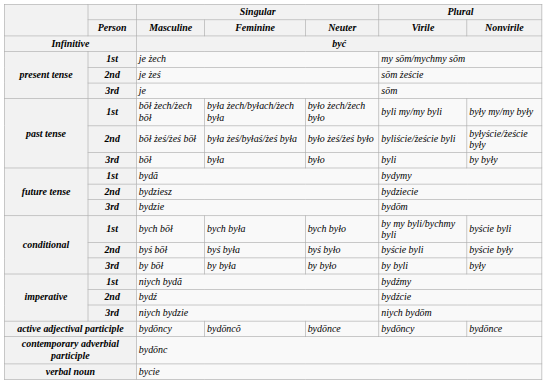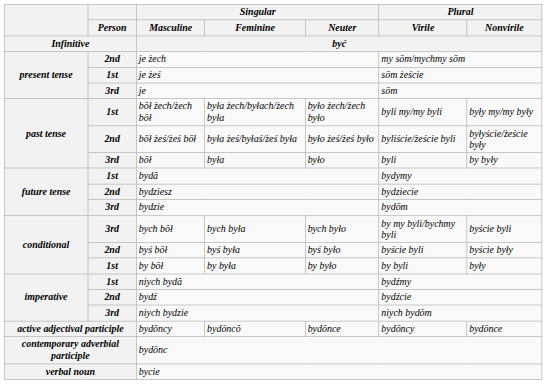(112, 59) 1st -> (112, 59) 2nd
(112, 75) 2nd -> (112, 75) 1st
(112, 229) 1st -> (112, 229) 3rd
(112, 266) 3rd -> (112, 266) 1st
